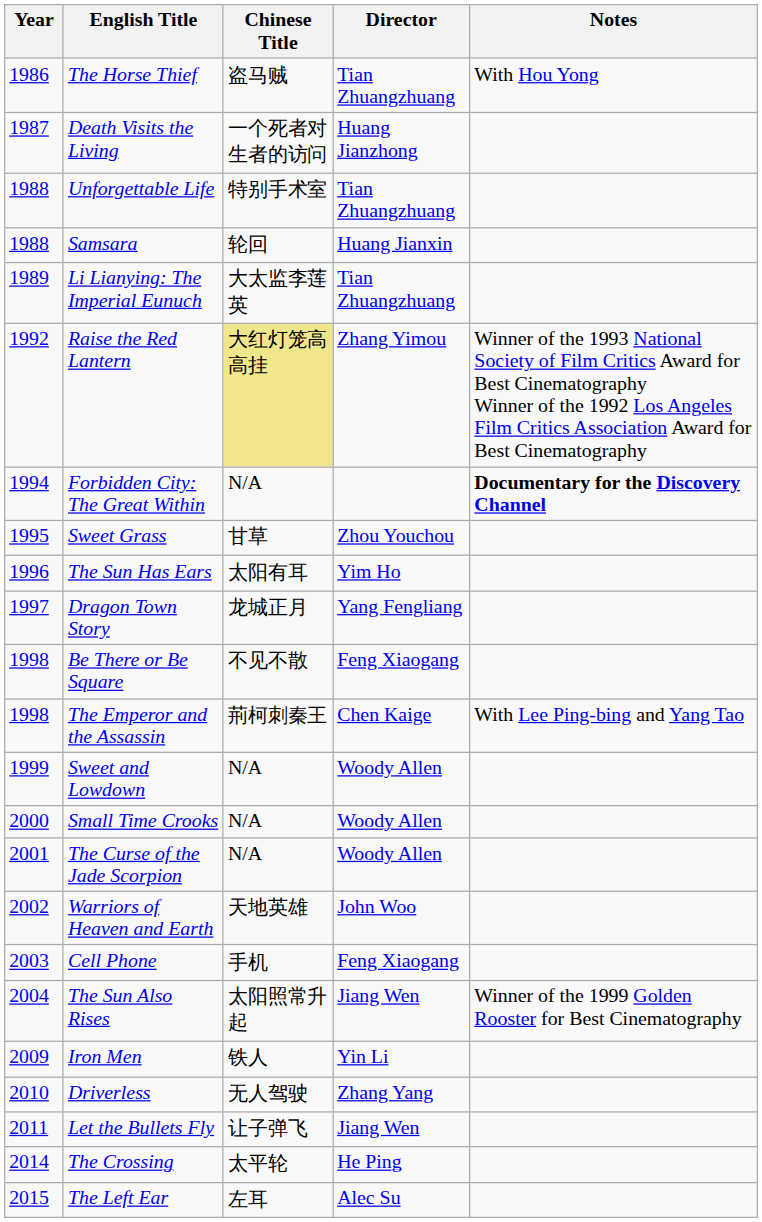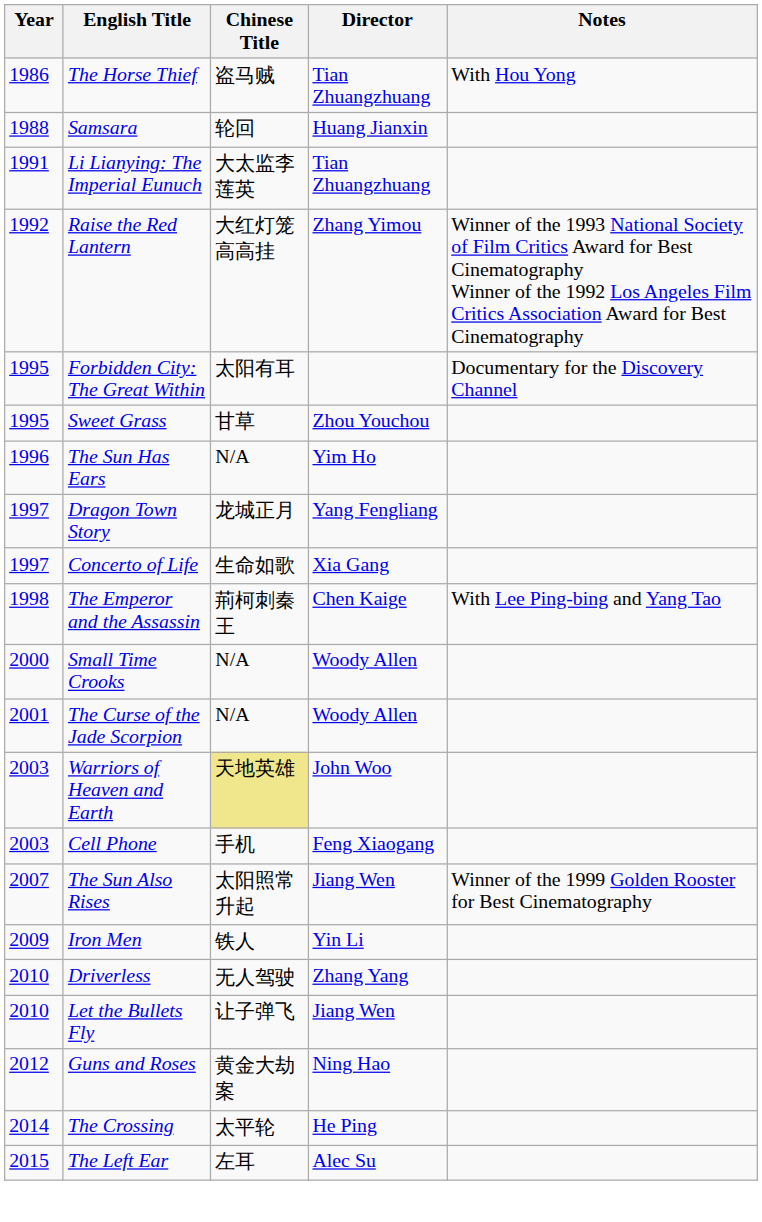- row: (131, 138)
- row: (141, 189)
(29, 277) 1989 -> (29, 162) 1991
(278, 353) khaki background -> (255, 238) no background
(29, 482) 1994 -> (29, 367) 1995
(245, 482) N/A -> (255, 368) 太阳有耳
(607, 493) bold -> (577, 378) normal
(268, 572) 太阳有耳 -> (232, 456) N/A
+ row: (133, 563)
- row: (128, 671)
- row: (108, 778)
(29, 906) 2002 -> (29, 767) 2003
(268, 908) no background -> (255, 769) khaki background
(29, 995) 2004 -> (29, 879) 2007
(29, 1127) 2011 -> (29, 1010) 2010
+ row: (132, 1064)
